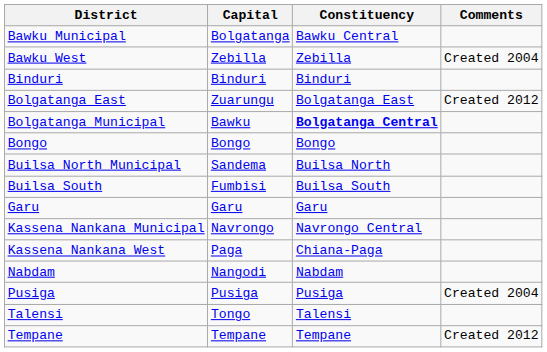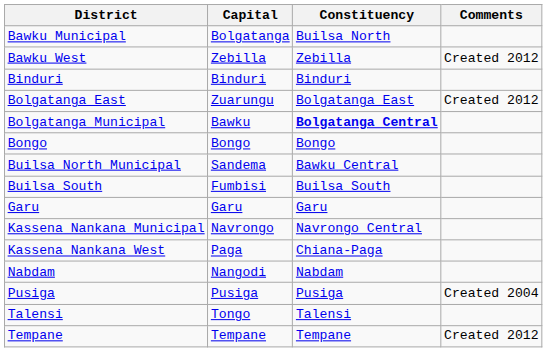(347, 37) Bawku Central -> (343, 37) Builsa North
(491, 58) Created 2004 -> (491, 58) Created 2012
(343, 165) Builsa North -> (347, 165) Bawku Central
